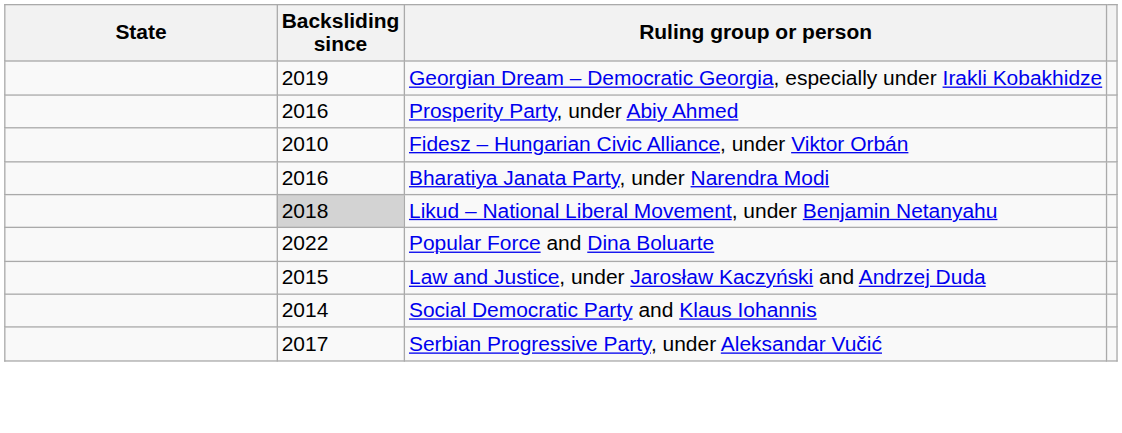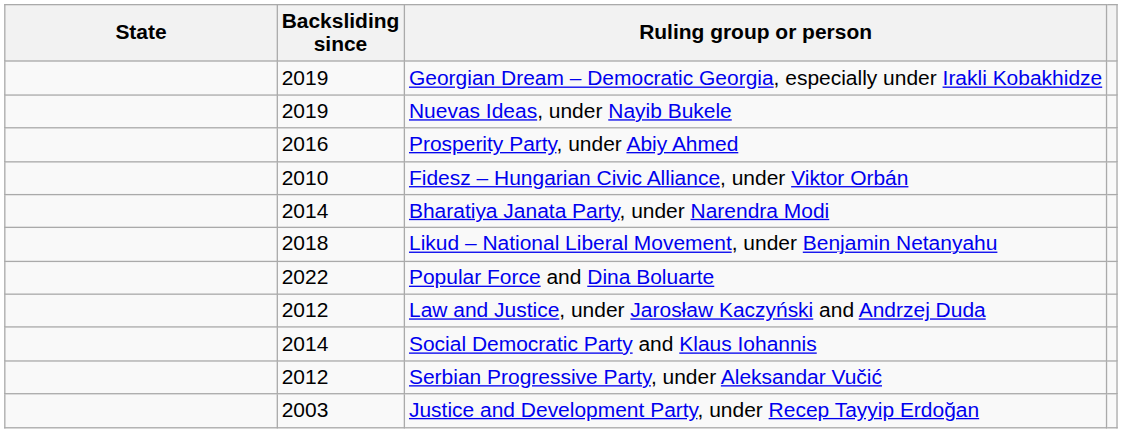+ row: (570, 111)
(305, 177) 2016 -> (305, 210) 2014
(305, 210) lightgrey background -> (305, 244) no background
(305, 277) 2015 -> (305, 310) 2012
(305, 343) 2017 -> (305, 377) 2012
+ row: (694, 410)
